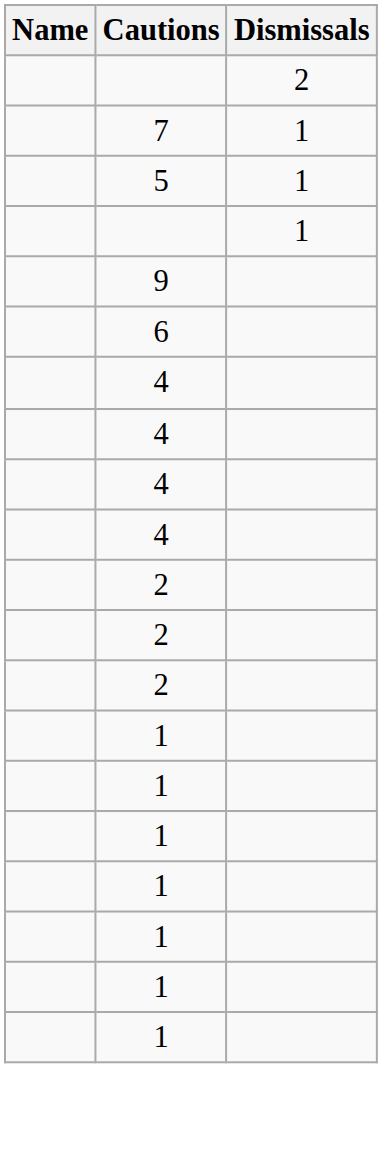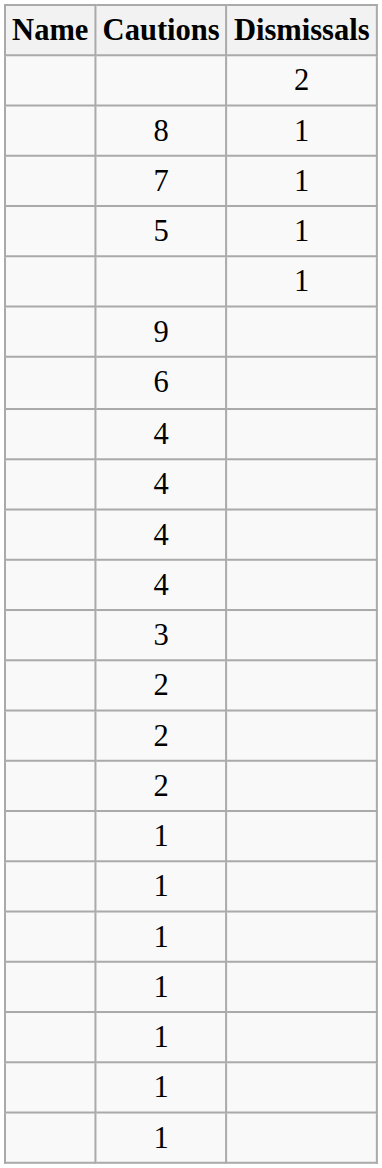+ row: (161, 130)
+ row: (161, 634)
